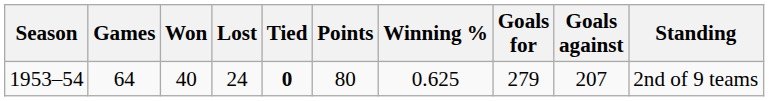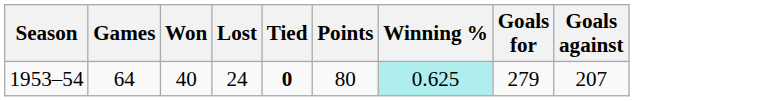- column: (696, 33)
(436, 78) no background -> (436, 78) paleturquoise background
